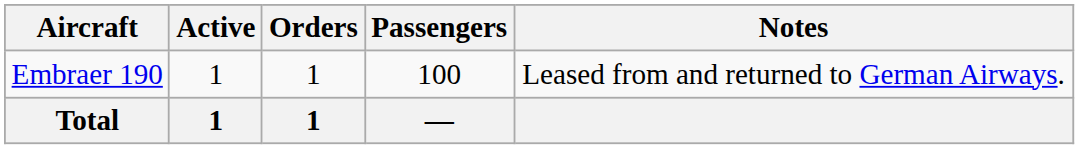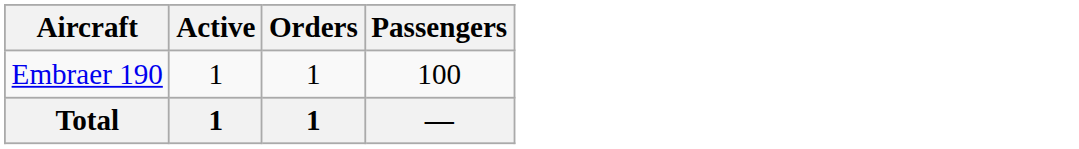- column: (794, 27)
